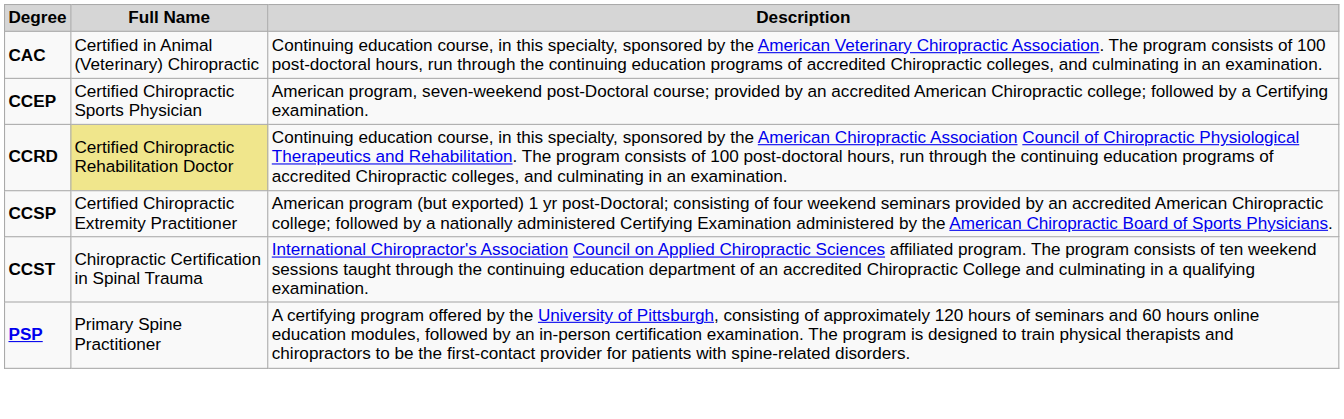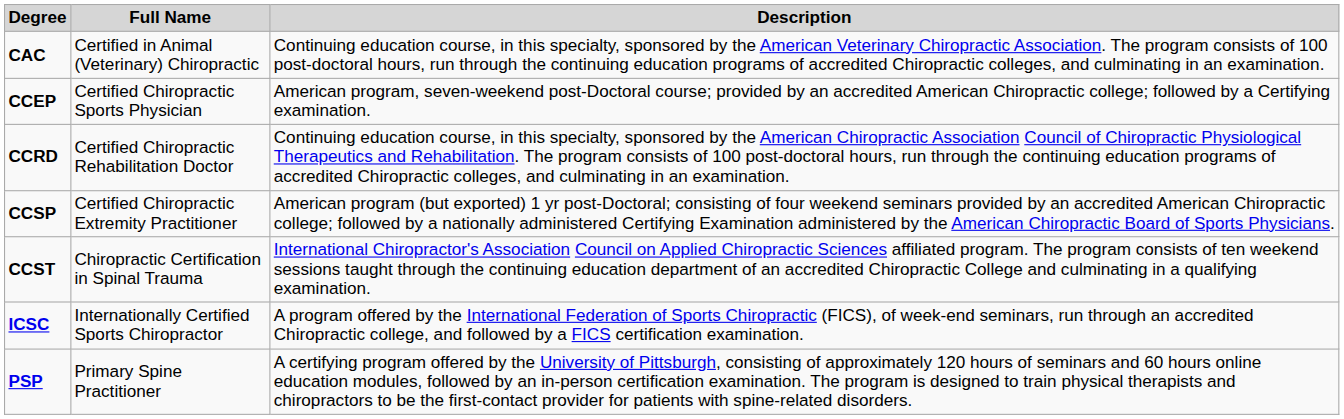(154, 157) khaki background -> (154, 157) no background
+ row: (29, 325)
